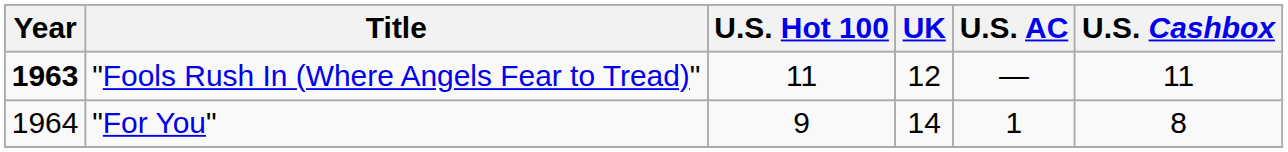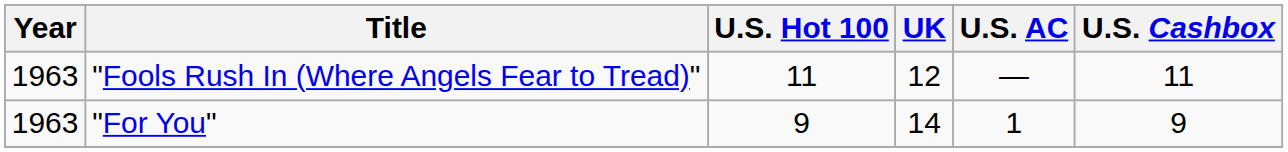(45, 75) bold -> (45, 75) normal
(45, 123) 1964 -> (45, 123) 1963
(1178, 123) 8 -> (1178, 123) 9
